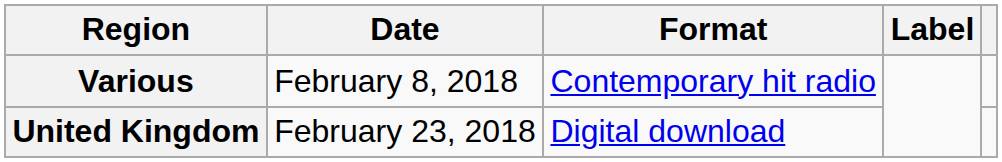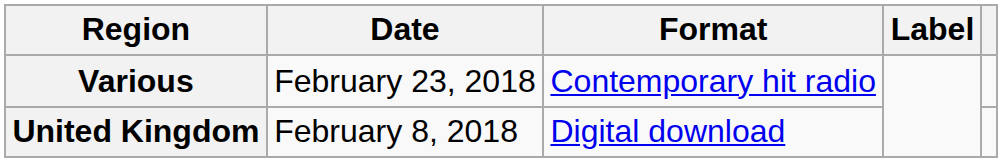(396, 80) February 8, 2018 -> (405, 80) February 23, 2018
(405, 131) February 23, 2018 -> (396, 131) February 8, 2018
